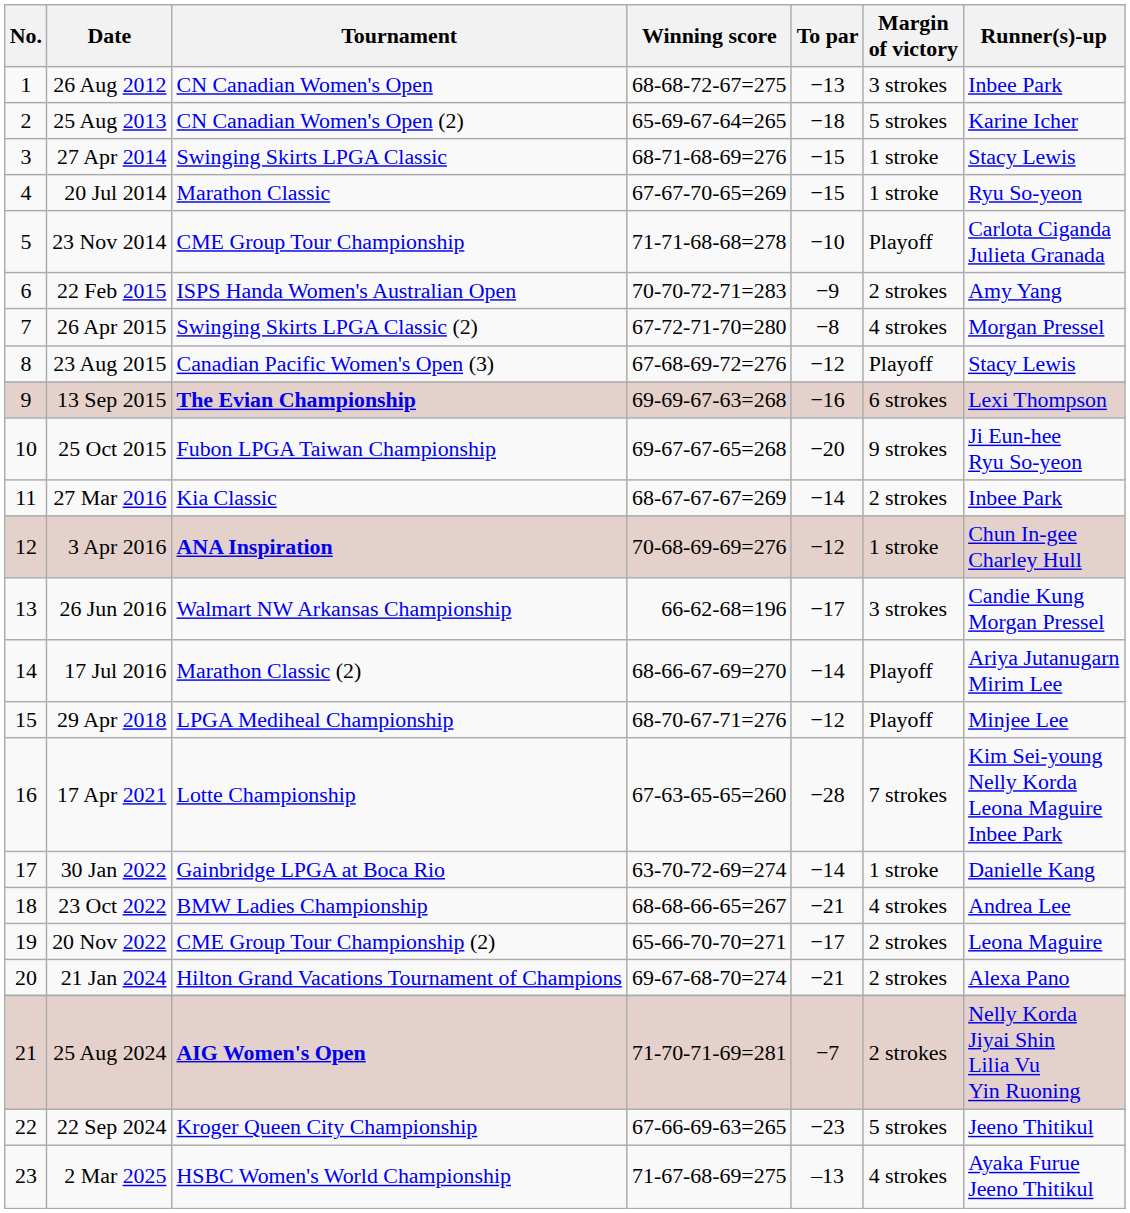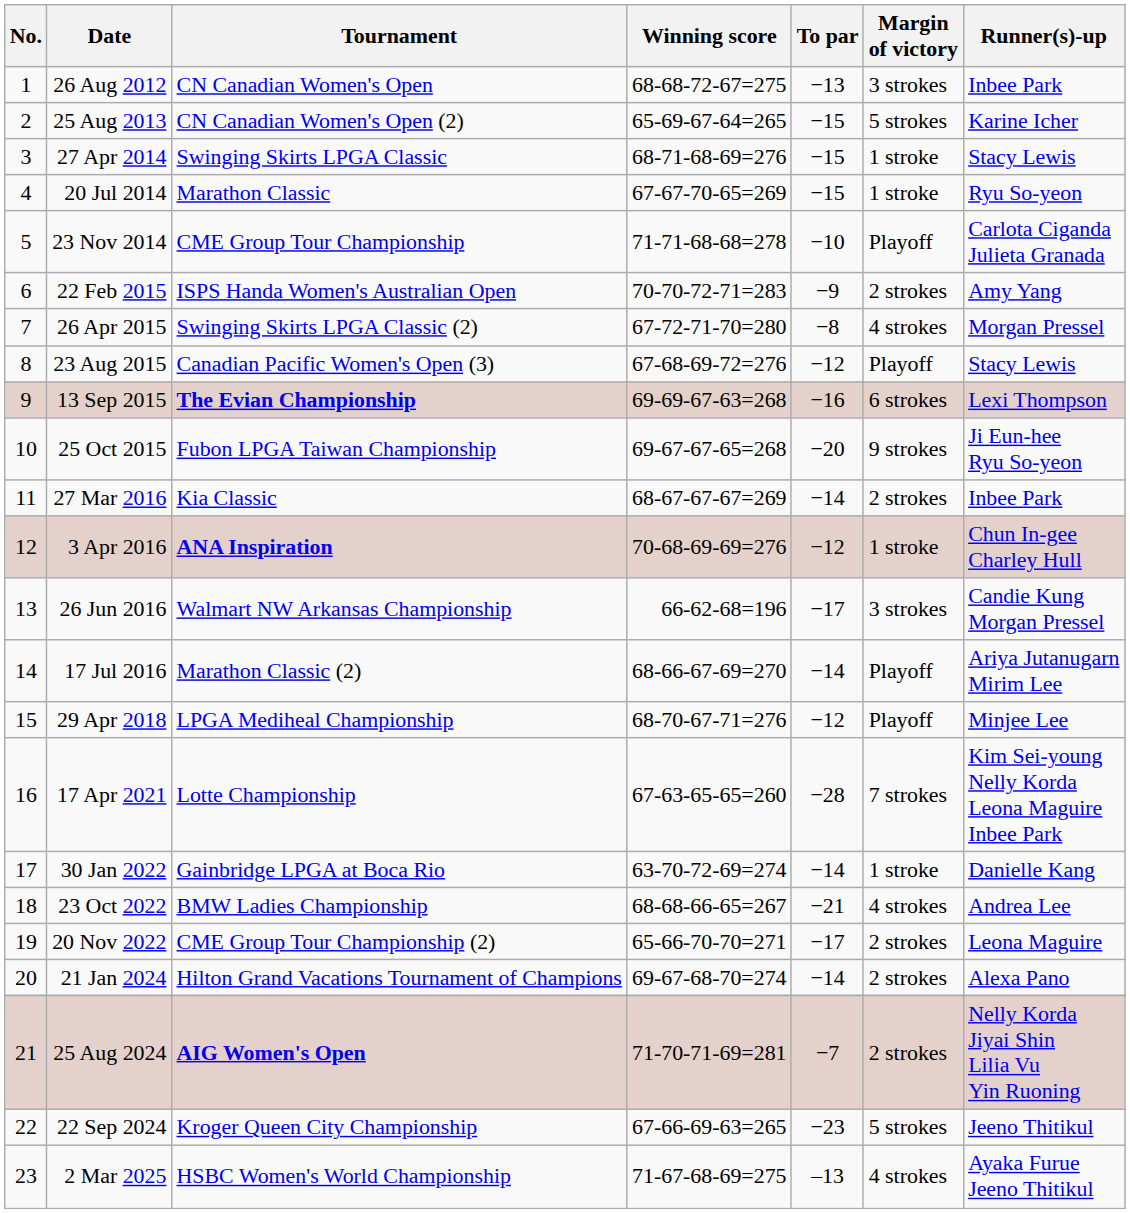(828, 120) −18 -> (828, 120) −15
(828, 977) −21 -> (828, 977) −14
